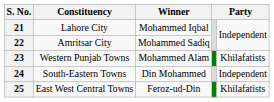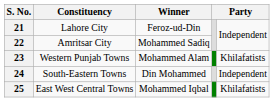(174, 27) Mohammed Iqbal -> (174, 27) Feroz-ud-Din
(174, 89) Feroz-ud-Din -> (174, 89) Mohammed Iqbal
